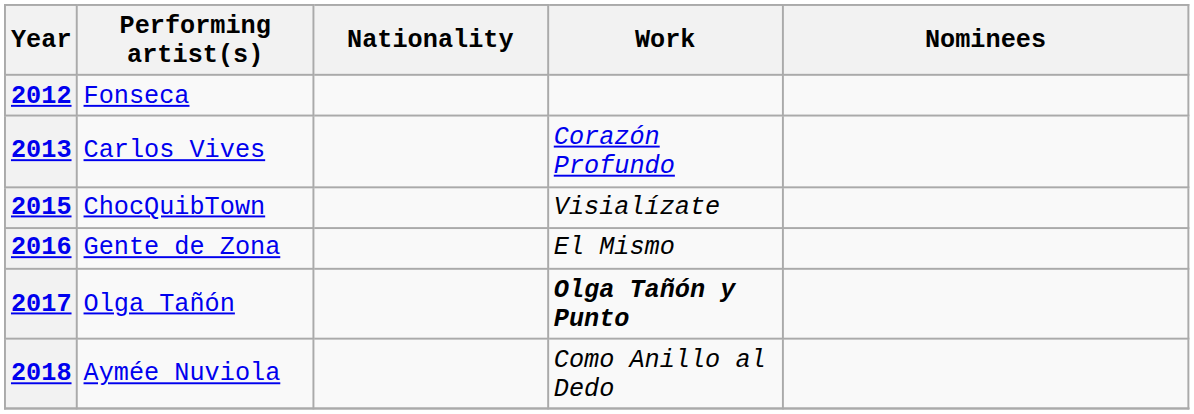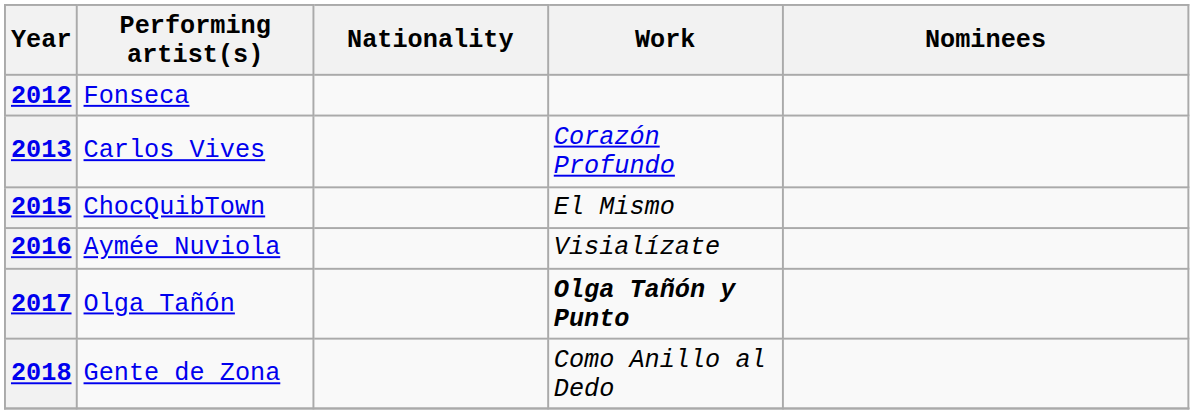(637, 207) Visialízate -> (614, 207) El Mismo
(182, 248) Gente de Zona -> (182, 248) Aymée Nuviola
(614, 248) El Mismo -> (637, 248) Visialízate
(182, 374) Aymée Nuviola -> (182, 374) Gente de Zona
